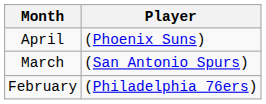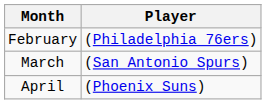rows swapped: (43, 87) <-> (43, 40)
